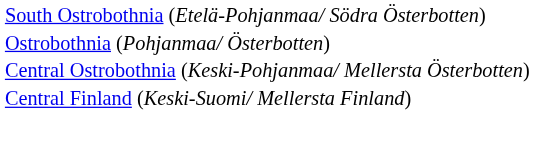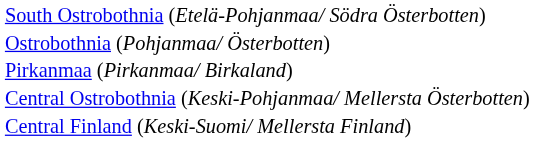+ row: (149, 70)
